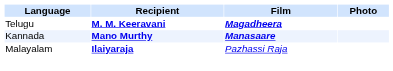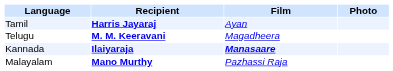+ row: (17, 23)
(254, 23) bold -> (252, 36) normal
(122, 36) Mano Murthy -> (112, 49) Ilaiyaraja
(112, 49) Ilaiyaraja -> (122, 62) Mano Murthy
